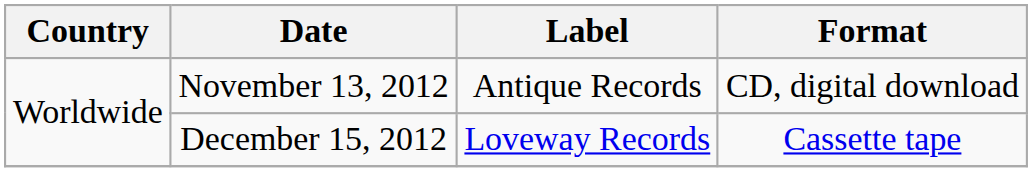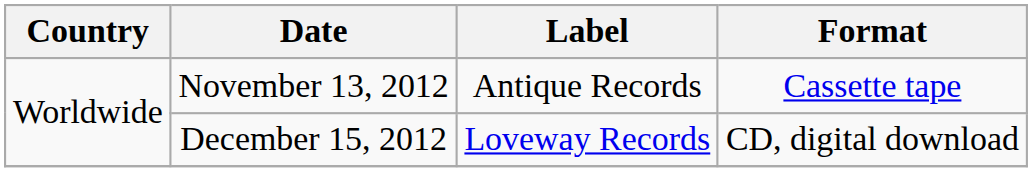(872, 85) CD, digital download -> (872, 85) Cassette tape
(872, 138) Cassette tape -> (872, 138) CD, digital download
